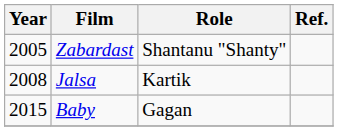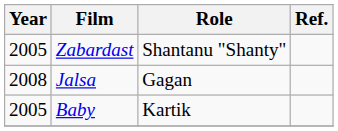(167, 79) Kartik -> (167, 79) Gagan
(28, 110) 2015 -> (28, 110) 2005
(167, 110) Gagan -> (167, 110) Kartik
